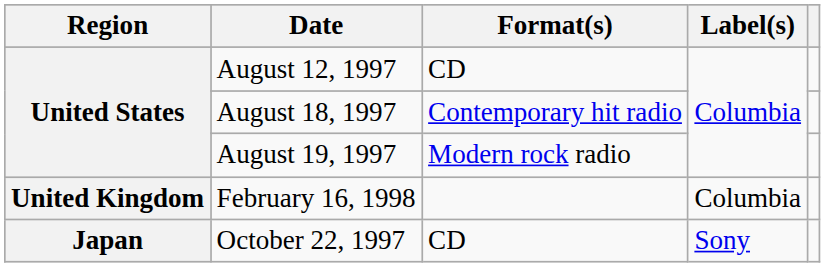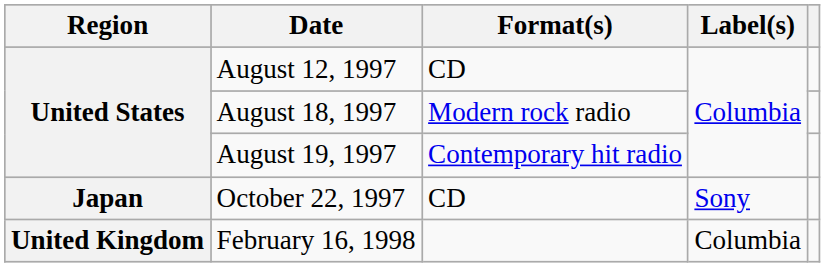(555, 111) Contemporary hit radio -> (529, 111) Modern rock radio
(529, 154) Modern rock radio -> (555, 154) Contemporary hit radio
rows swapped: (311, 240) <-> (316, 197)
